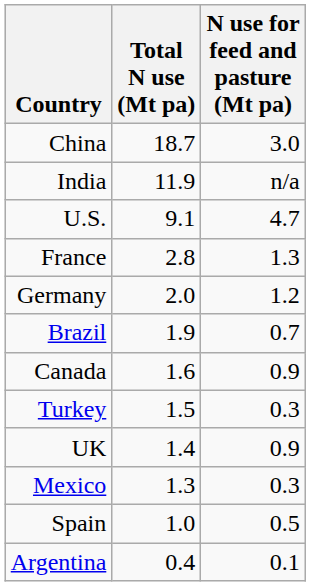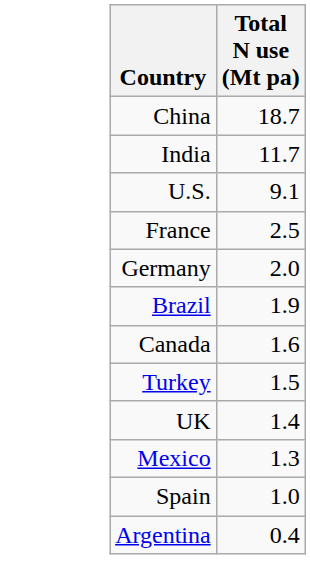- column: (253, 64)
(175, 180) 11.9 -> (279, 153) 11.7
(180, 256) 2.8 -> (285, 229) 2.5
